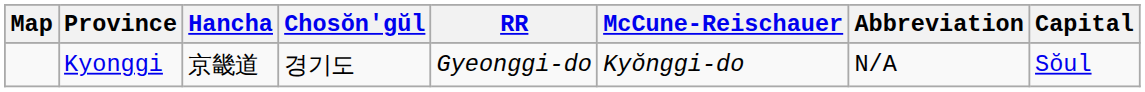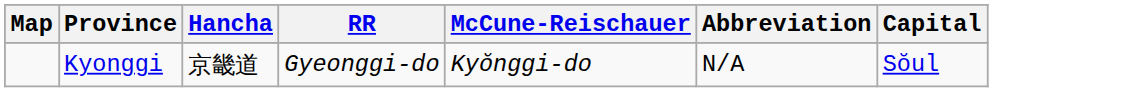- column: (355, 24)
